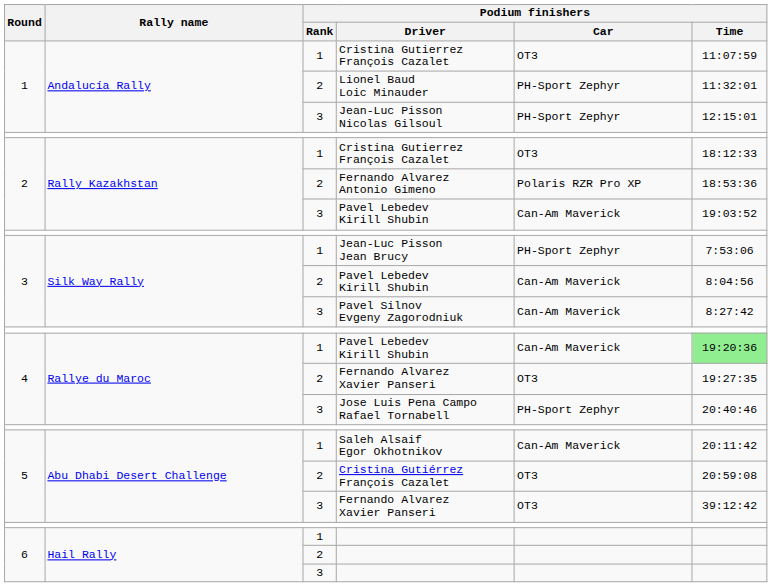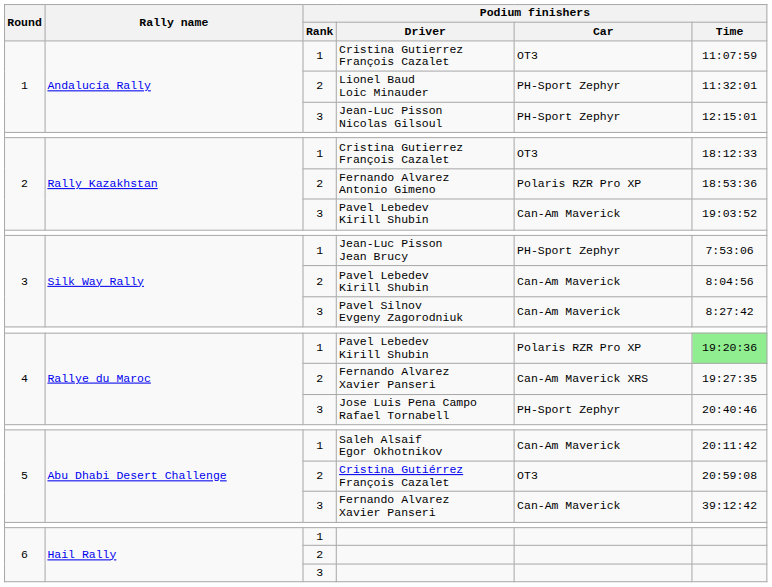(569, 348) Can-Am Maverick -> (579, 348) Polaris RZR Pro XP
(527, 379) OT3 -> (583, 379) Can-Am Maverick XRS
(527, 507) OT3 -> (569, 507) Can-Am Maverick
